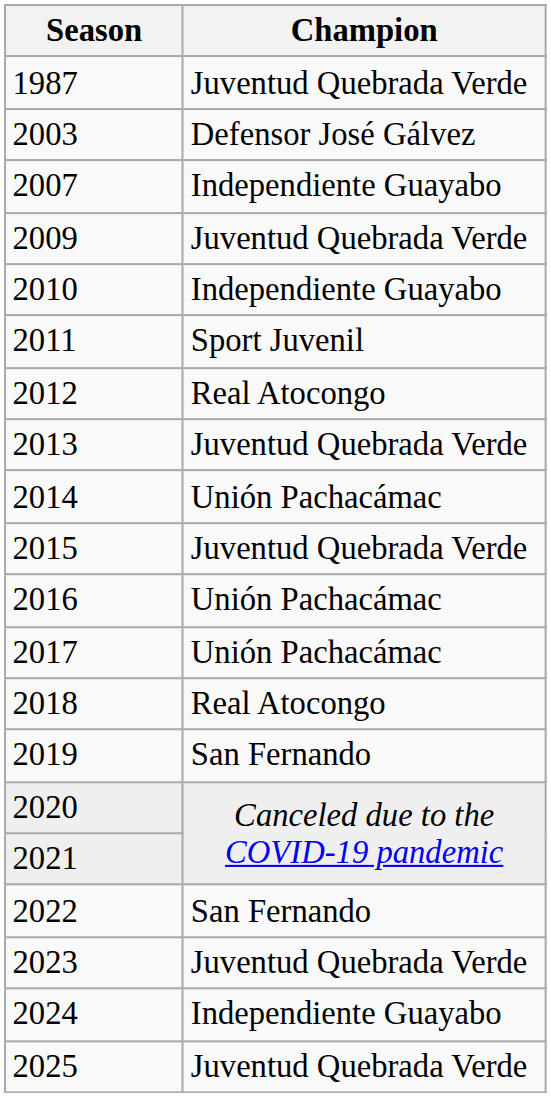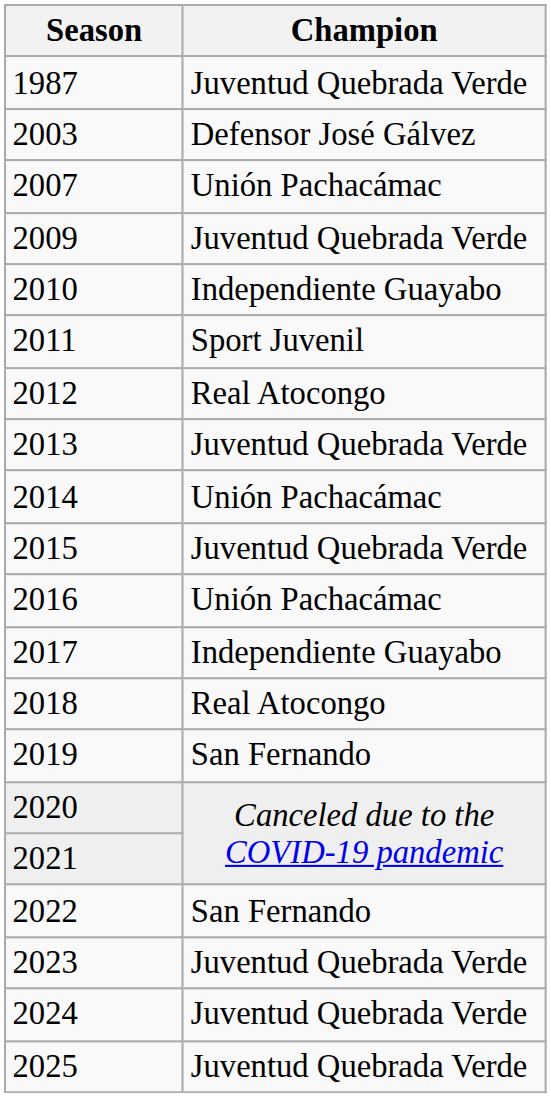(346, 185) Independiente Guayabo -> (316, 185) Unión Pachacámac
(316, 651) Unión Pachacámac -> (346, 651) Independiente Guayabo
(346, 1013) Independiente Guayabo -> (359, 1013) Juventud Quebrada Verde
